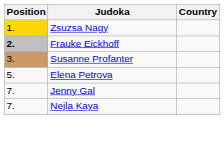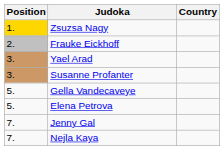(11, 43) bold -> (11, 43) normal
+ row: (71, 59)
+ row: (93, 91)
